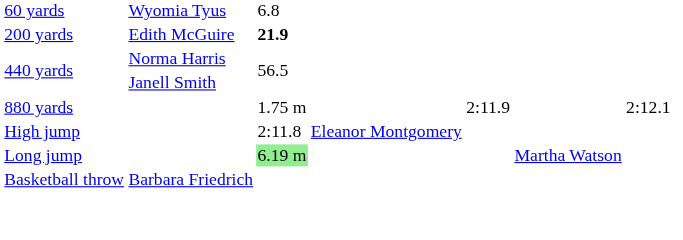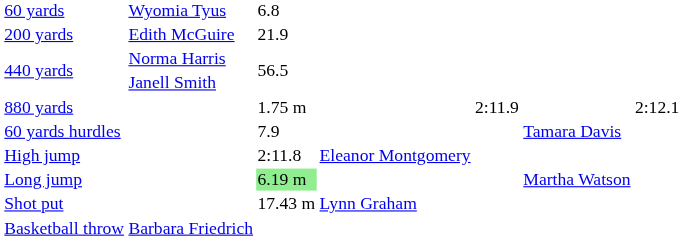(273, 34) bold -> (273, 34) normal
+ row: (62, 131)
+ row: (34, 203)
